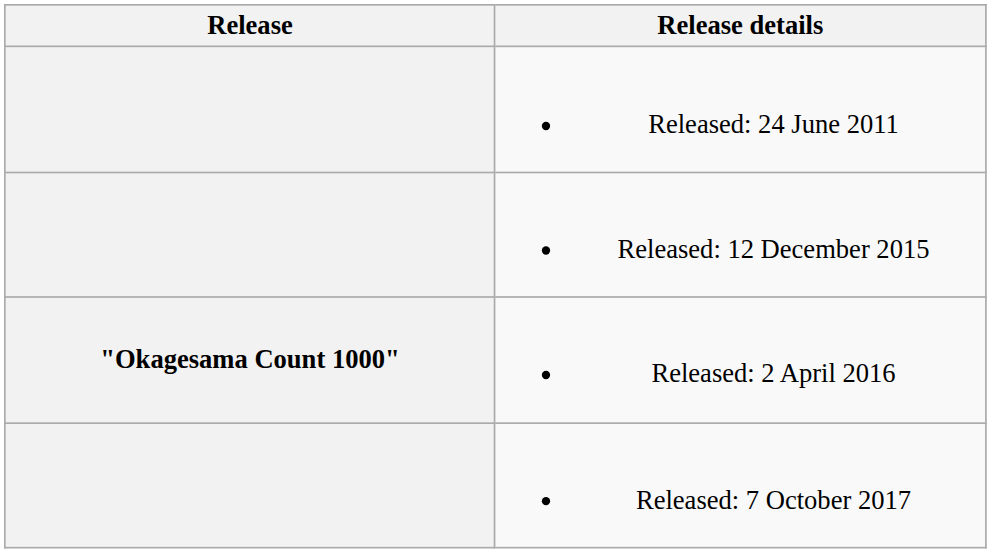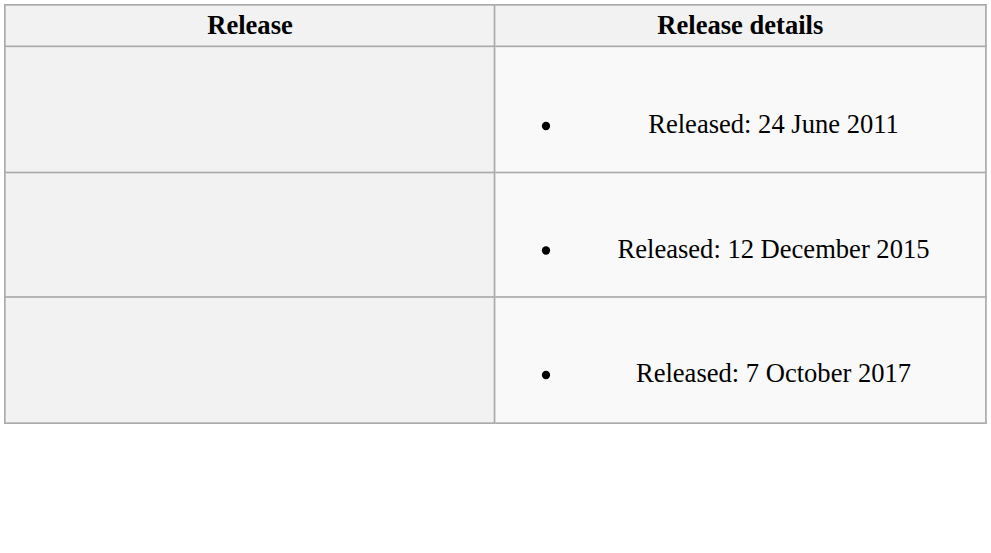- row: (740, 375)
